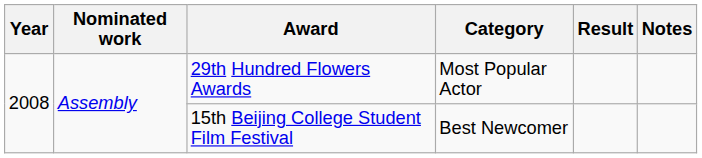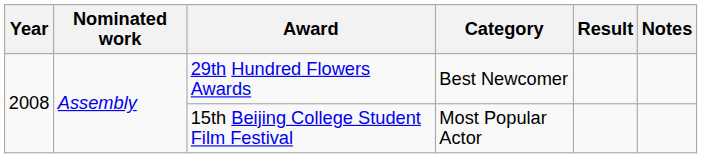(493, 78) Most Popular Actor -> (504, 78) Best Newcomer
(504, 128) Best Newcomer -> (493, 128) Most Popular Actor
